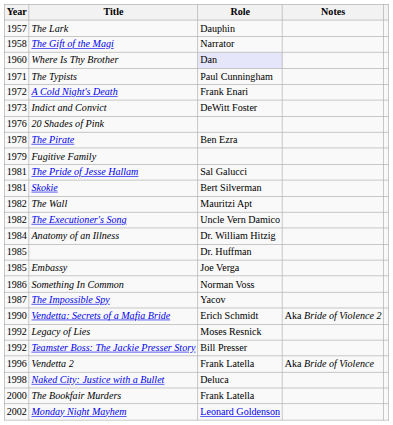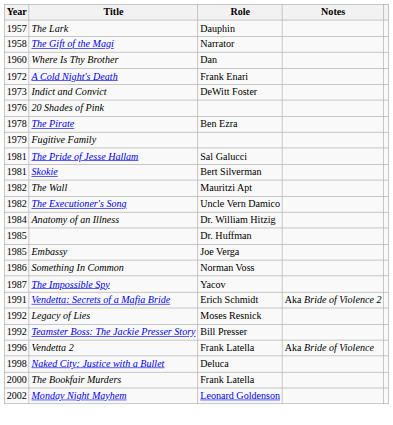(209, 60) lavender background -> (209, 60) no background
- row: (54, 76)
(17, 316) 1990 -> (17, 300) 1991
